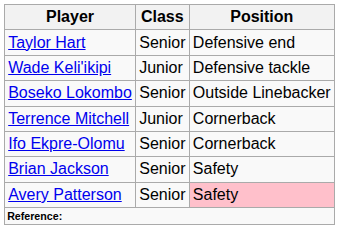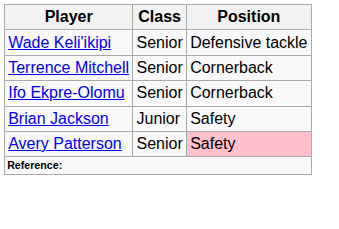- row: (47, 42)
(161, 67) Junior -> (160, 42) Senior
- row: (70, 93)
(161, 118) Junior -> (160, 67) Senior
(162, 169) Senior -> (158, 118) Junior
